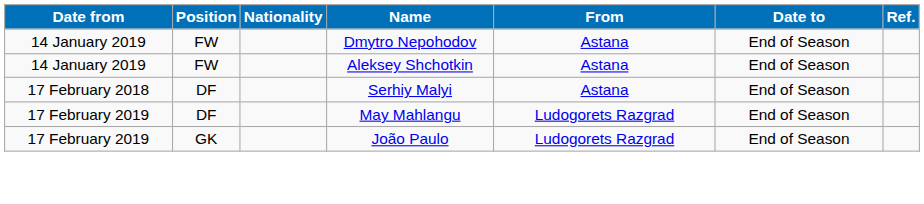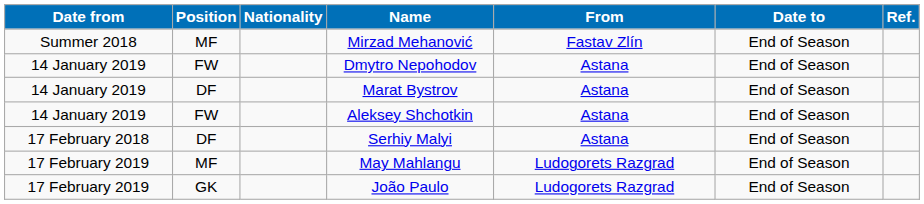+ row: (410, 41)
+ row: (410, 90)
(206, 114) DF -> (206, 163) MF
